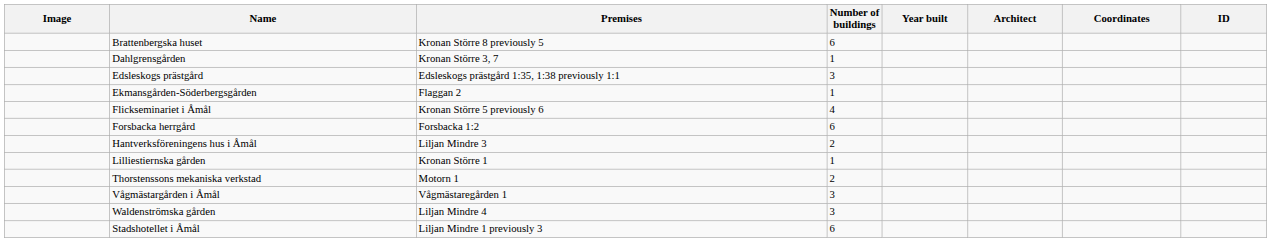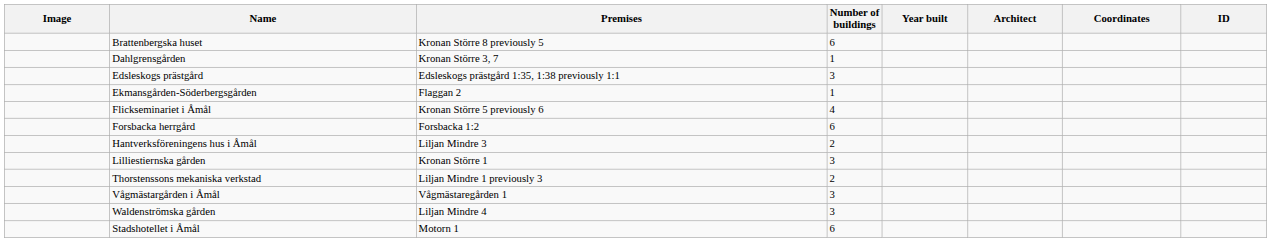(832, 161) 1 -> (832, 161) 3
(439, 178) Motorn 1 -> (481, 178) Liljan Mindre 1 previously 3
(481, 229) Liljan Mindre 1 previously 3 -> (439, 229) Motorn 1
